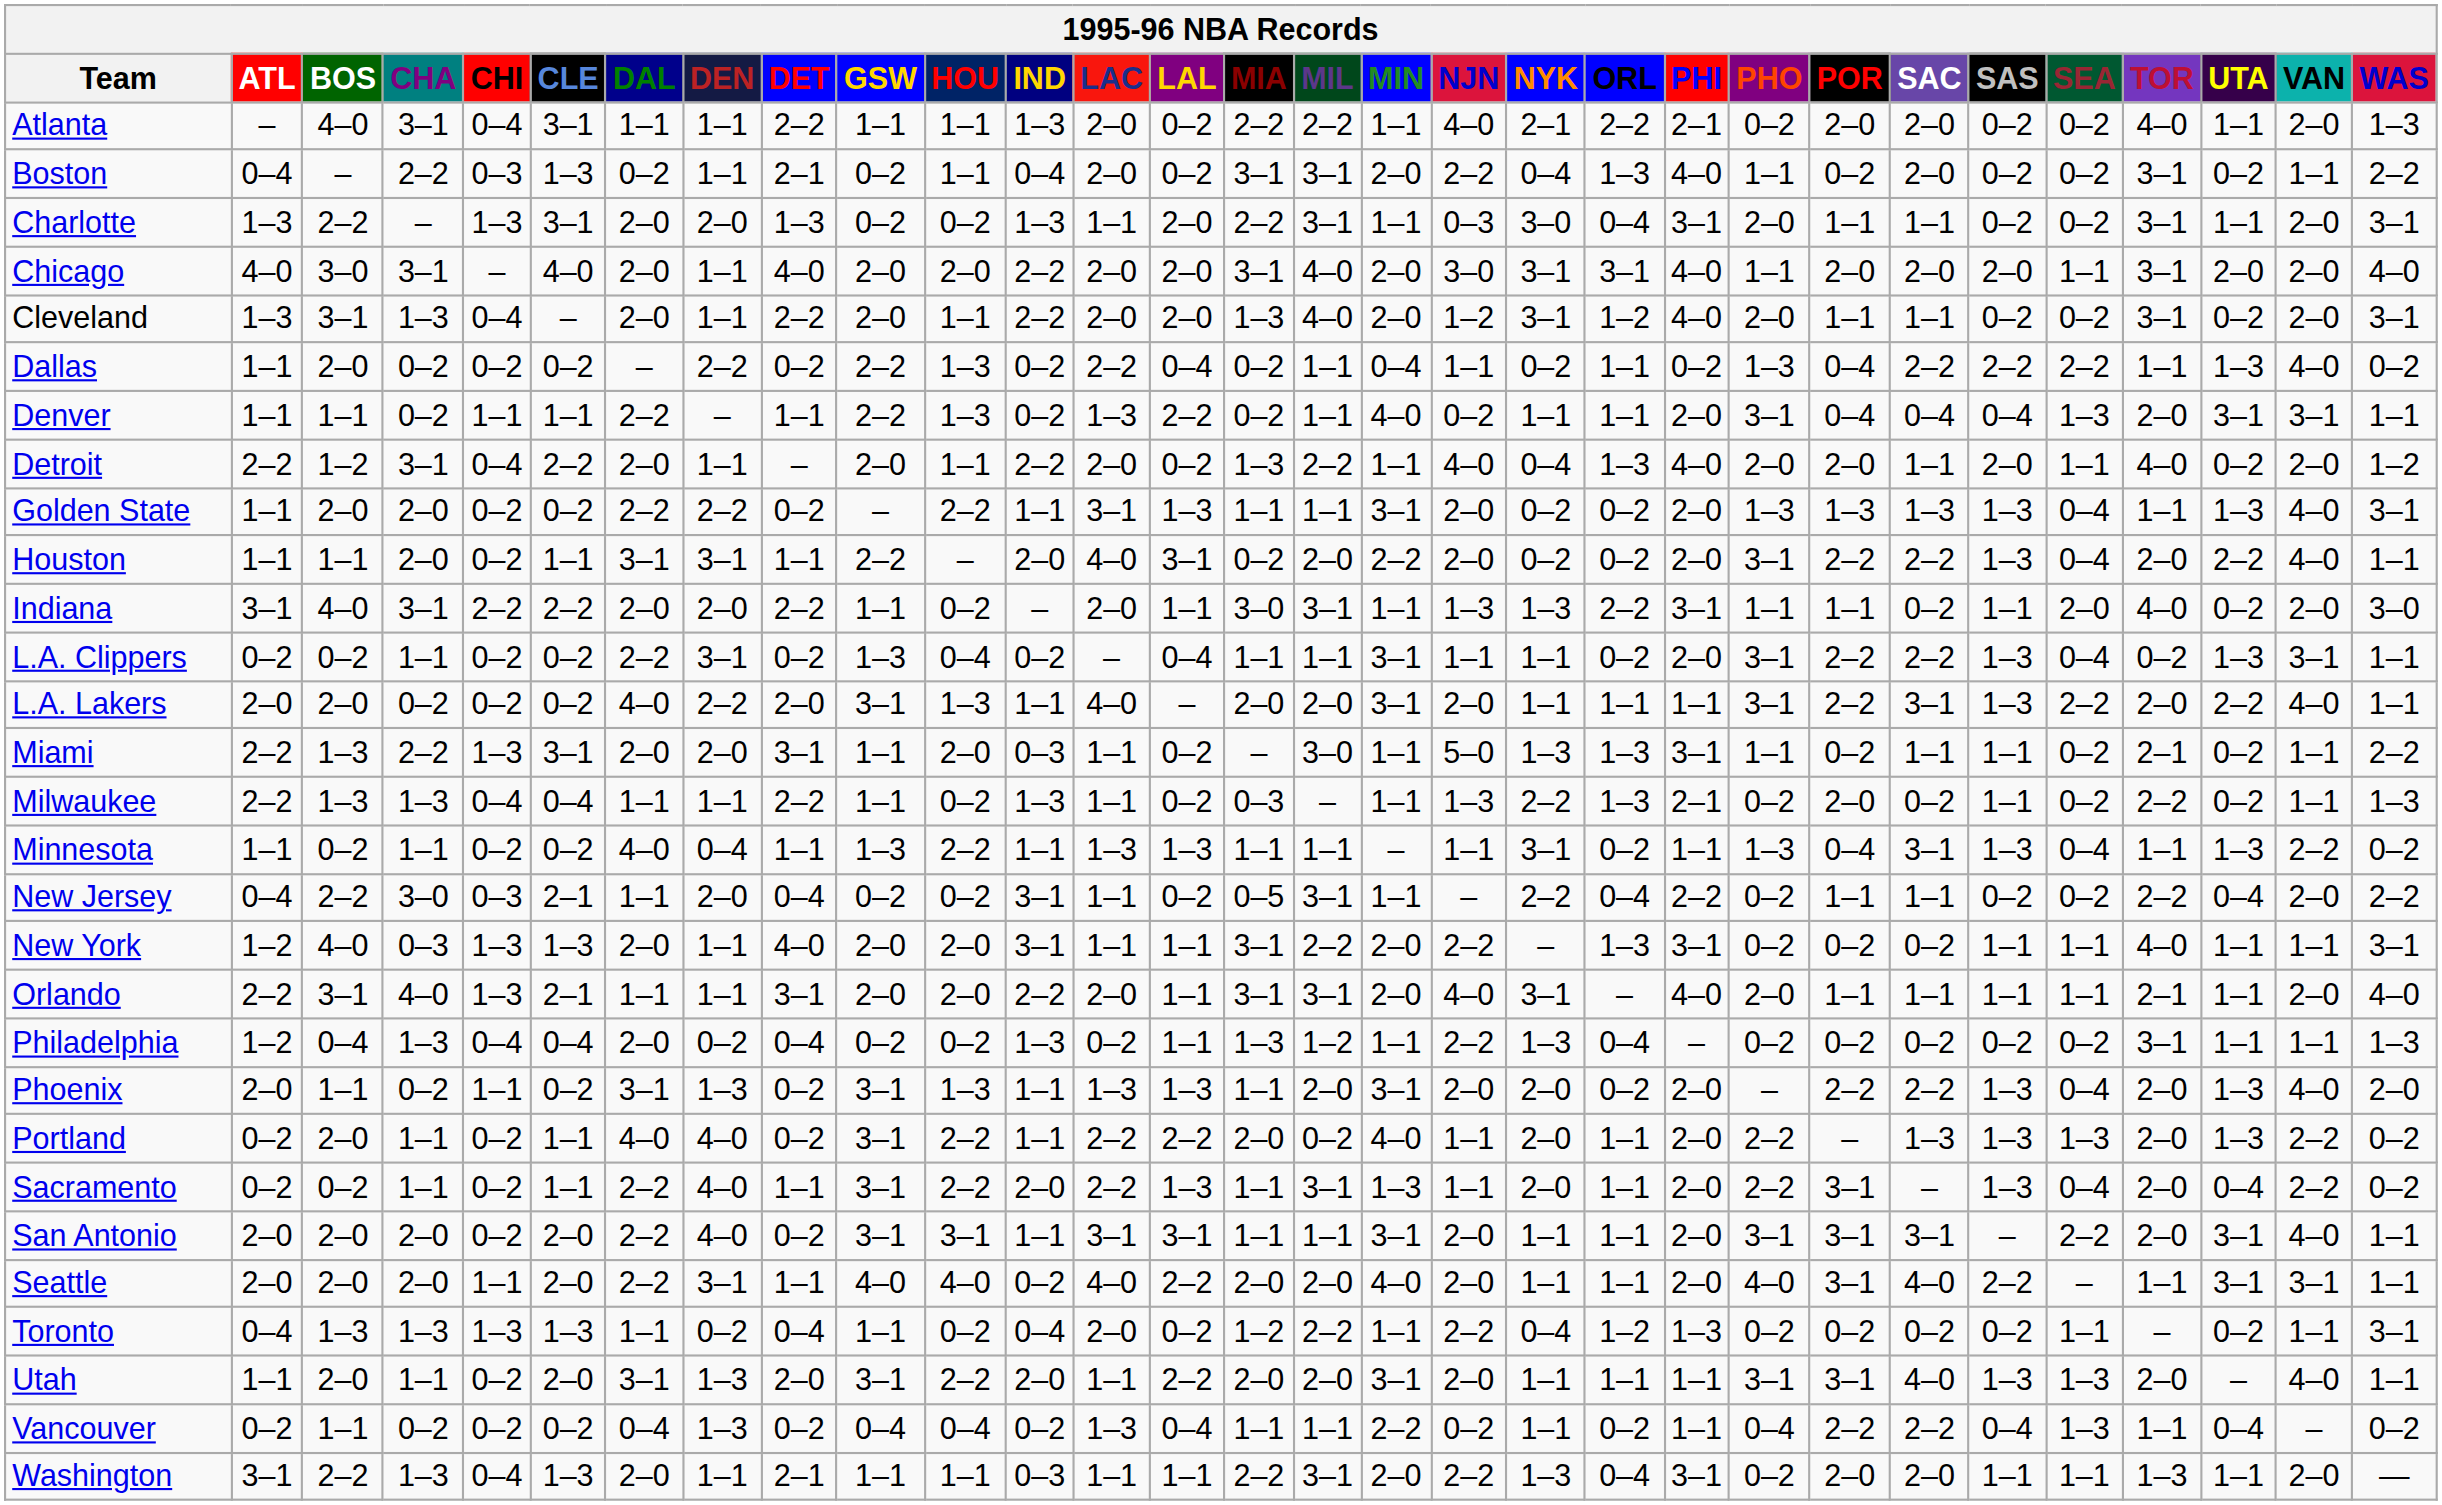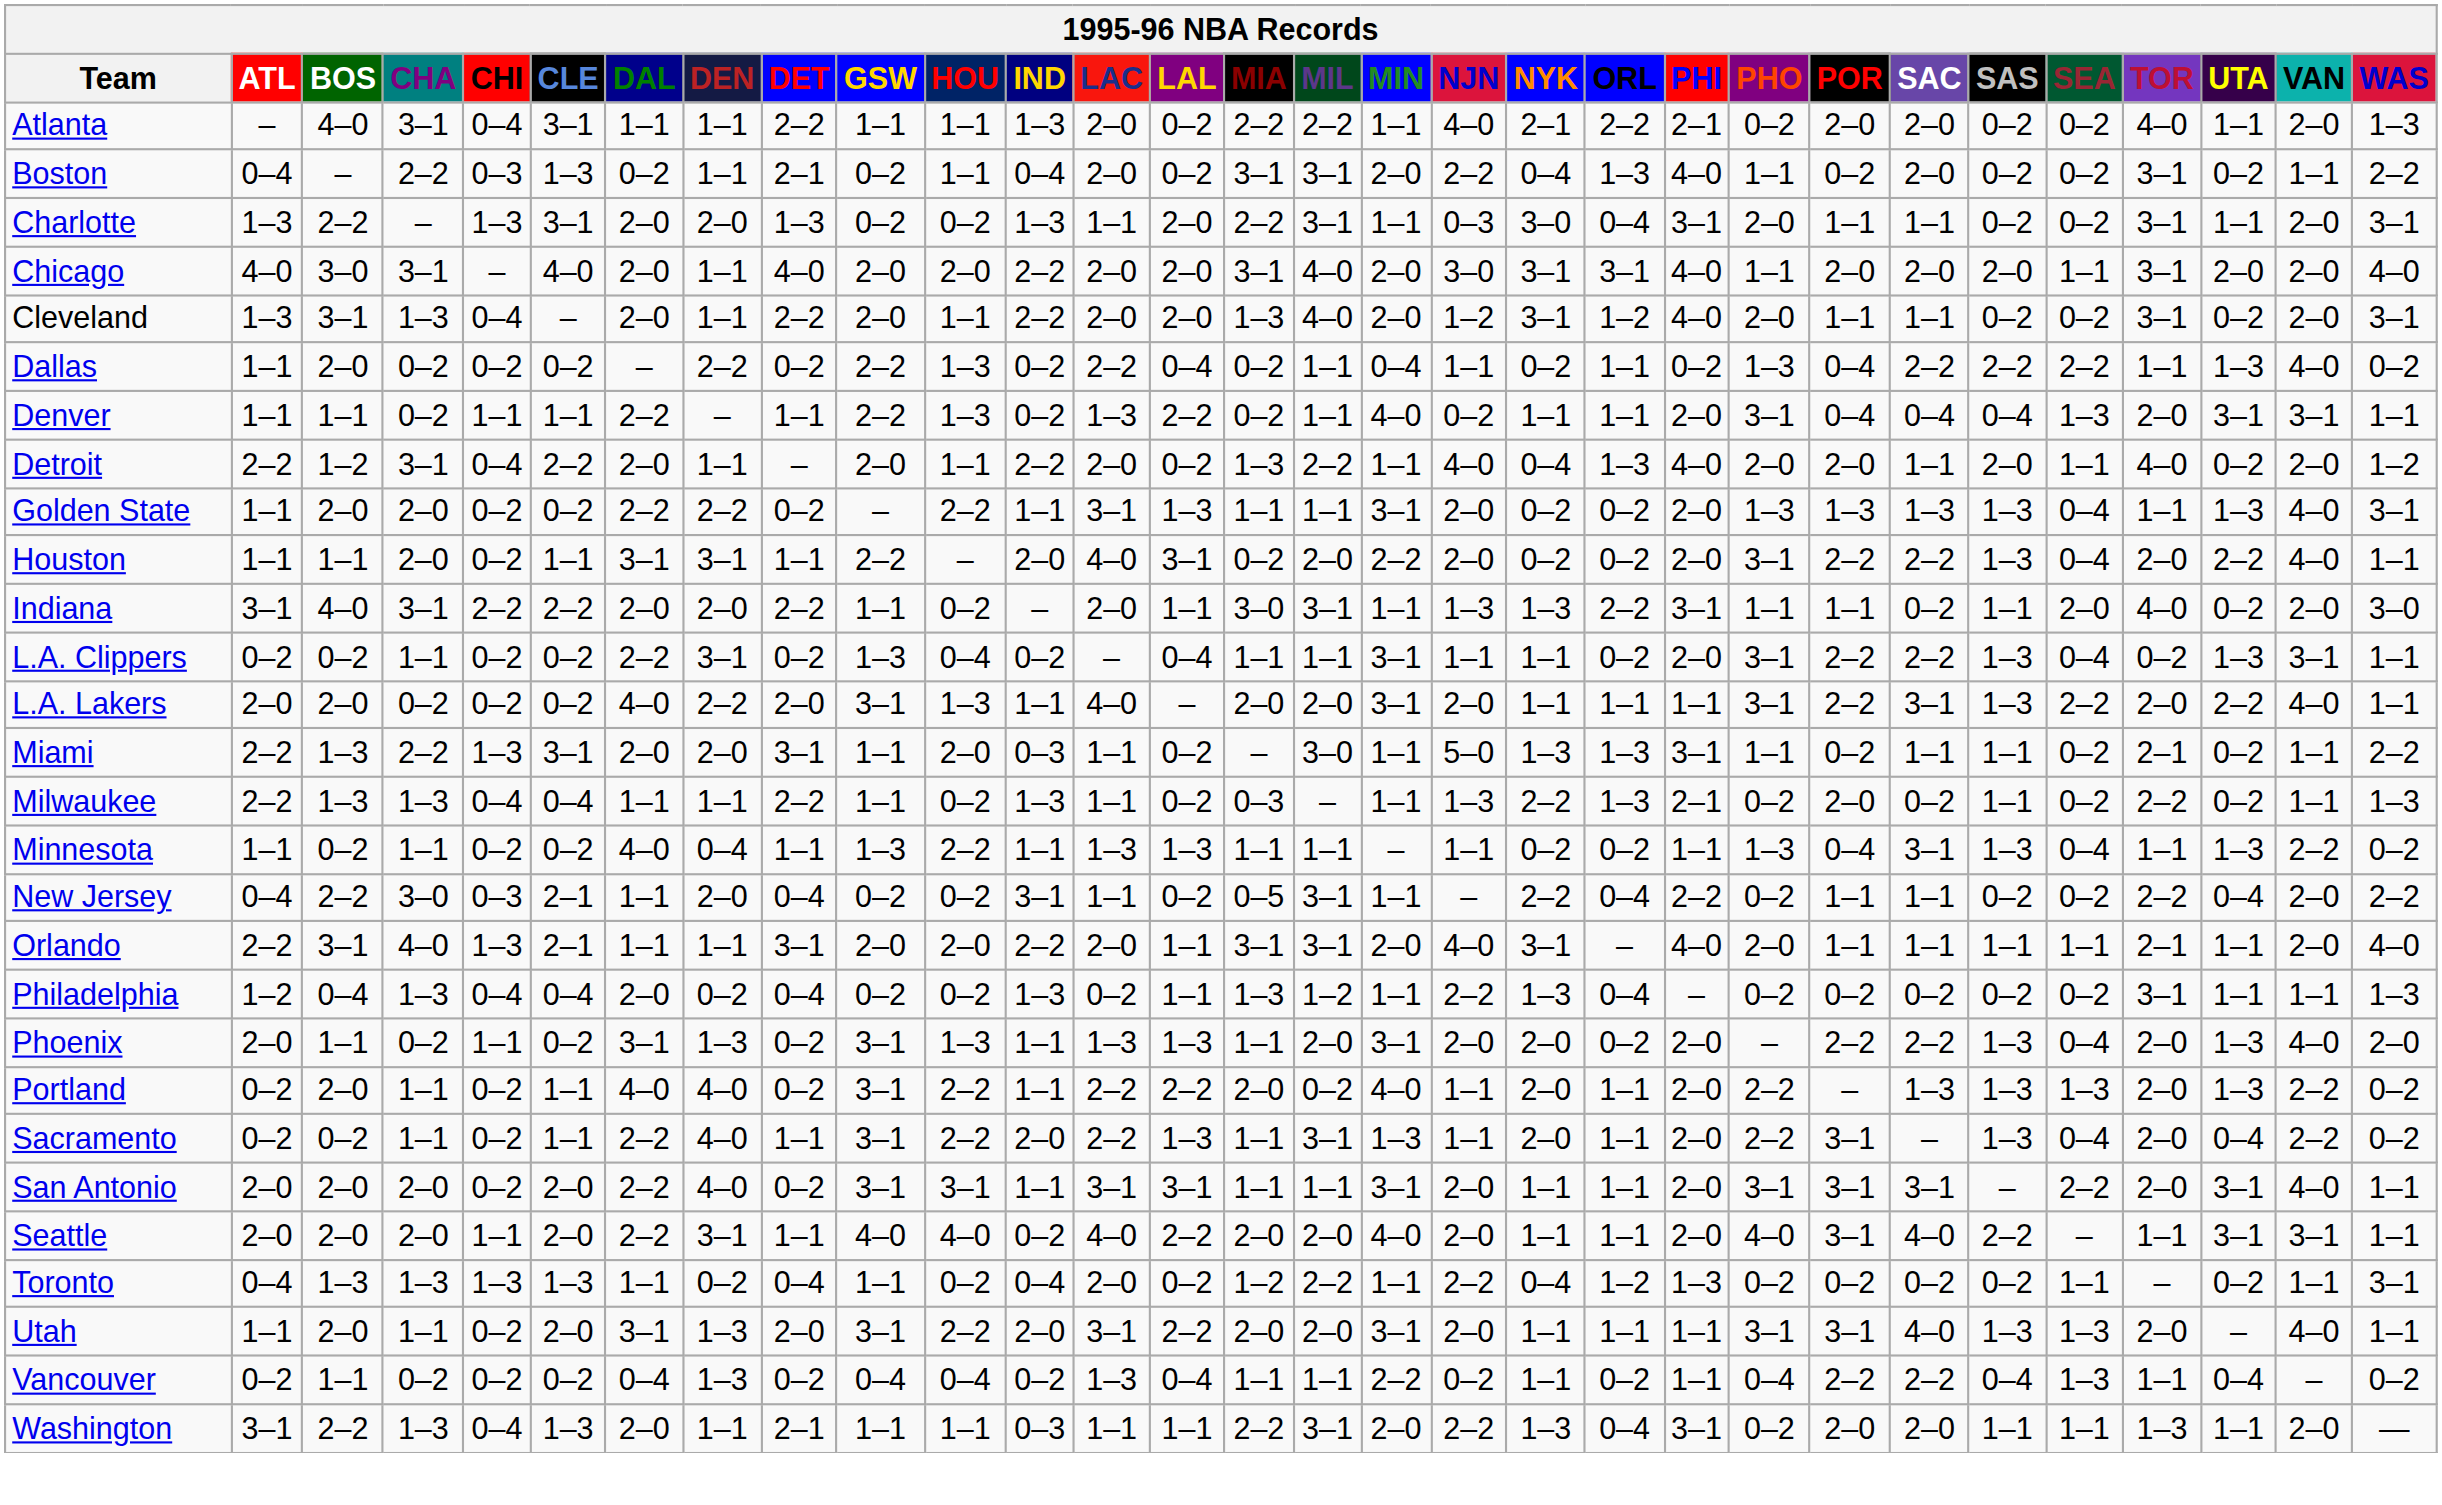(1546, 849) 3–1 -> (1546, 849) 0–2
- row: (77, 946)
(1112, 1380) 1–1 -> (1112, 1332) 3–1
